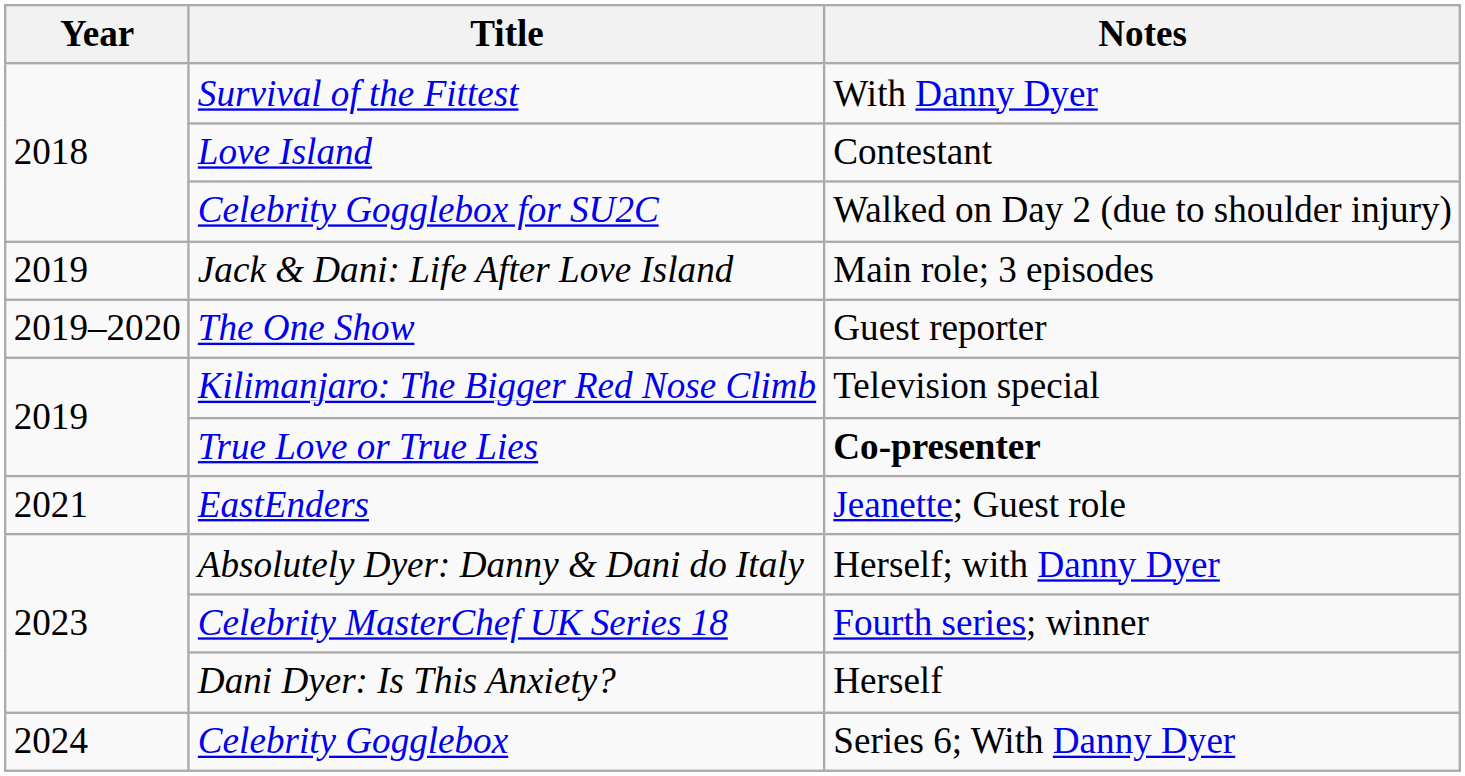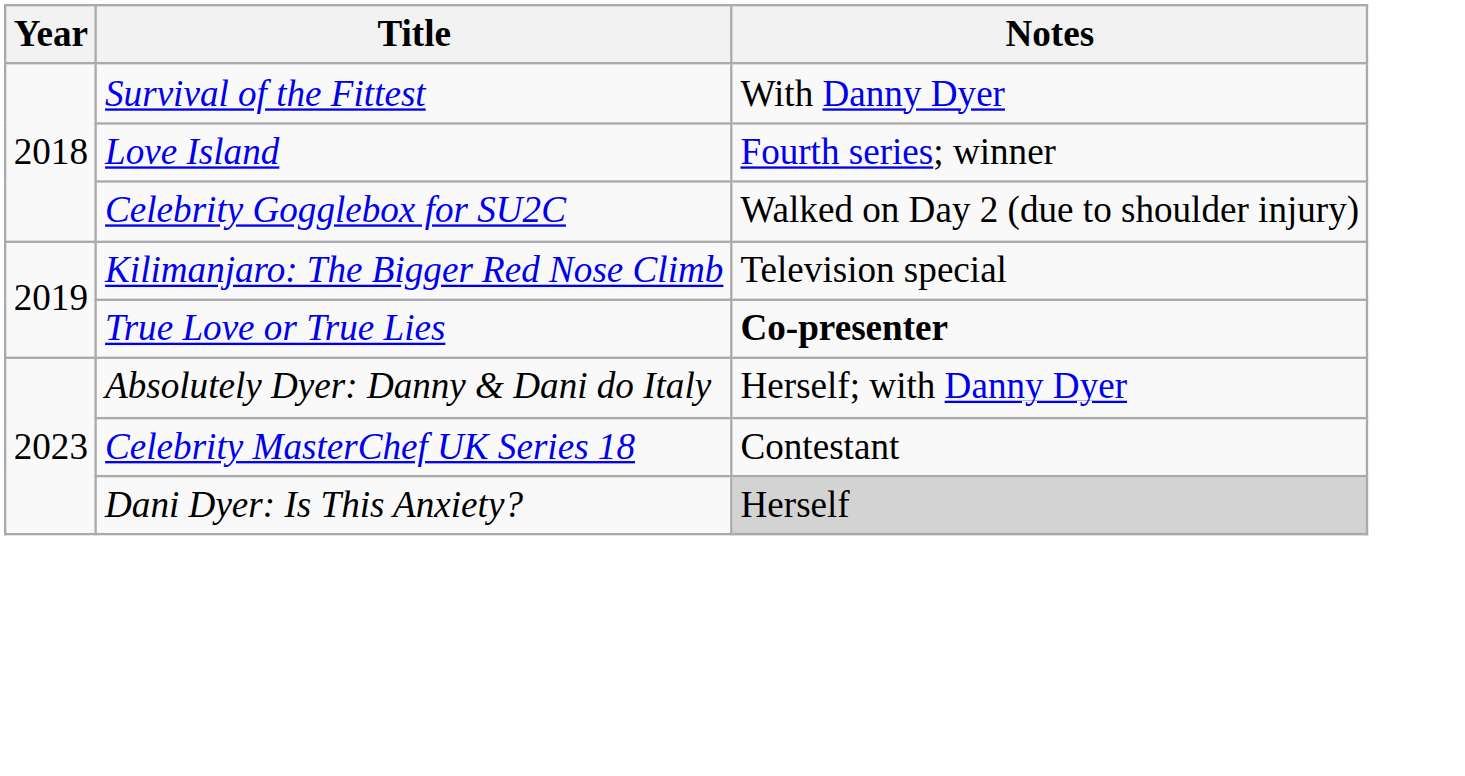(913, 151) Contestant -> (898, 151) Fourth series; winner
- row: (466, 269)
- row: (306, 328)
- row: (283, 504)
(991, 622) Fourth series; winner -> (820, 446) Contestant
(888, 681) no background -> (795, 504) lightgrey background
- row: (353, 740)
